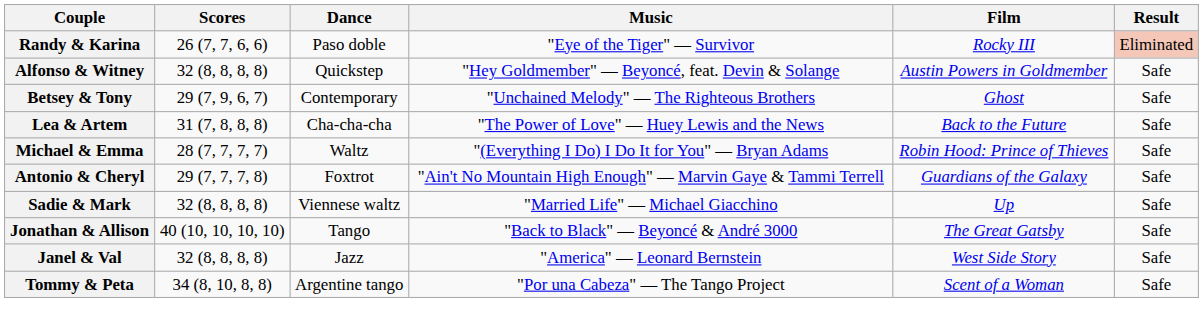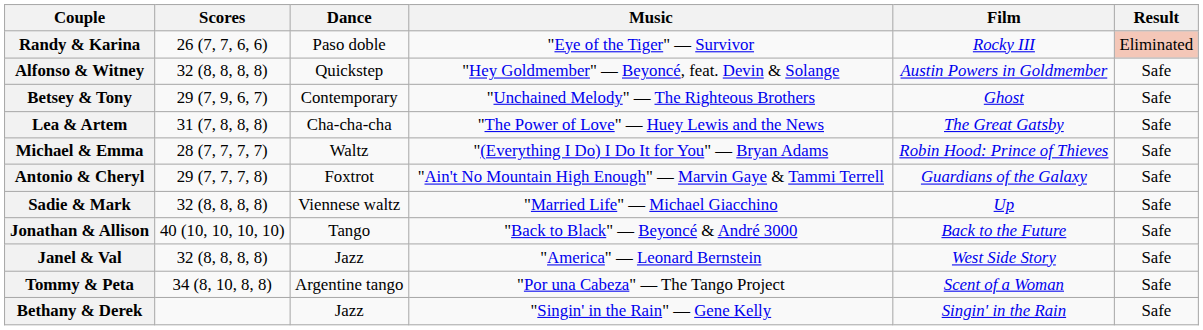(1004, 124) Back to the Future -> (1004, 124) The Great Gatsby
(1004, 230) The Great Gatsby -> (1004, 230) Back to the Future
+ row: (80, 310)
